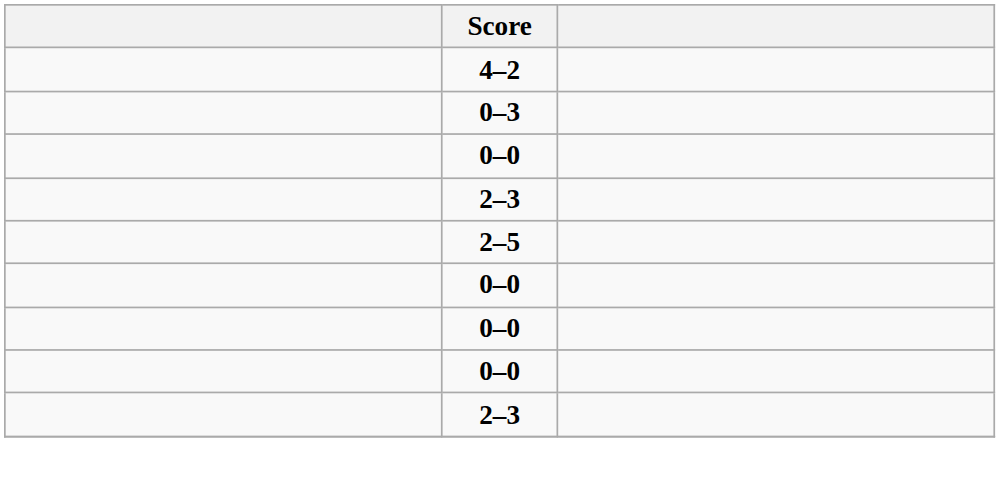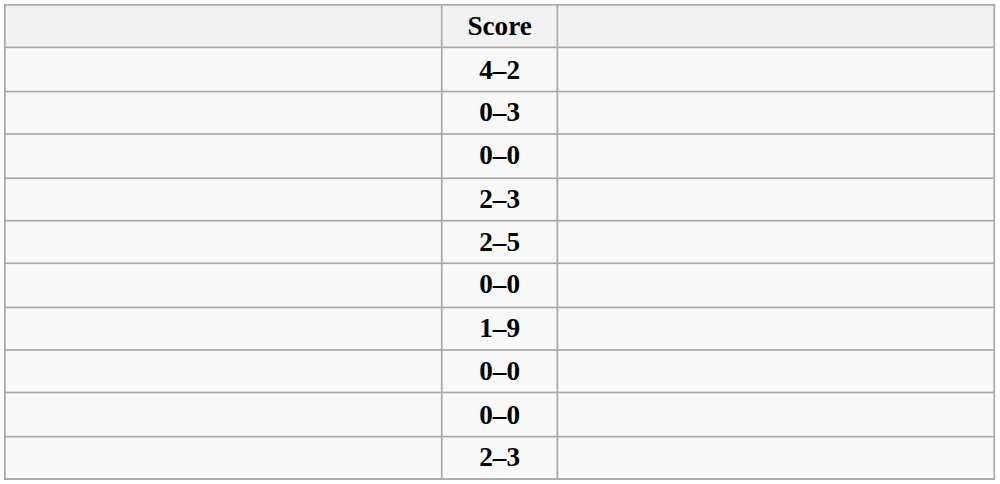+ row: (224, 328)
